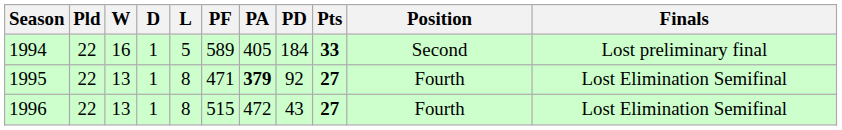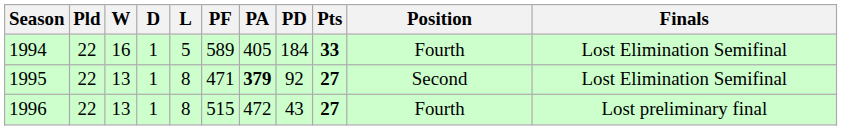(440, 49) Second -> (440, 49) Fourth
(684, 49) Lost preliminary final -> (684, 49) Lost Elimination Semifinal
(440, 79) Fourth -> (440, 79) Second
(684, 109) Lost Elimination Semifinal -> (684, 109) Lost preliminary final
